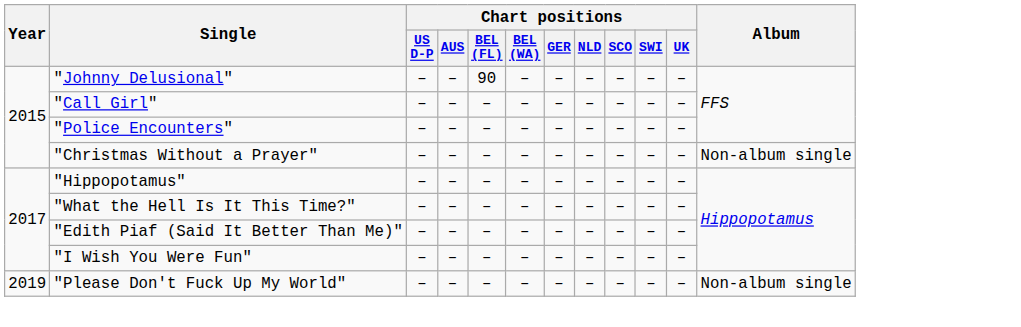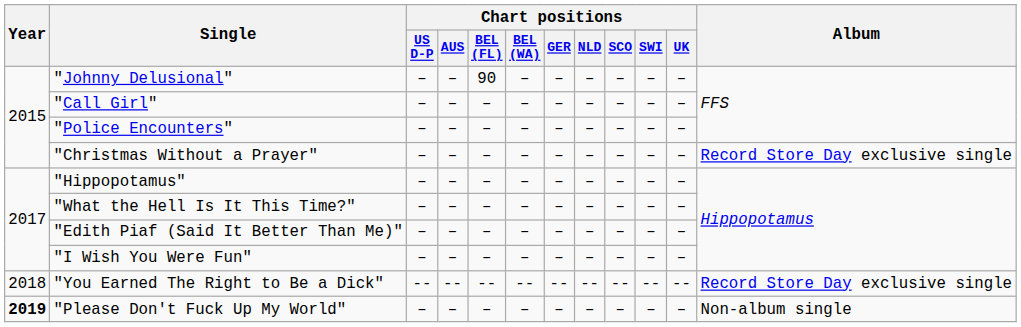(776, 155) Non-album single -> (856, 155) Record Store Day exclusive single
+ row: (219, 284)
(27, 284) normal -> (27, 309) bold
